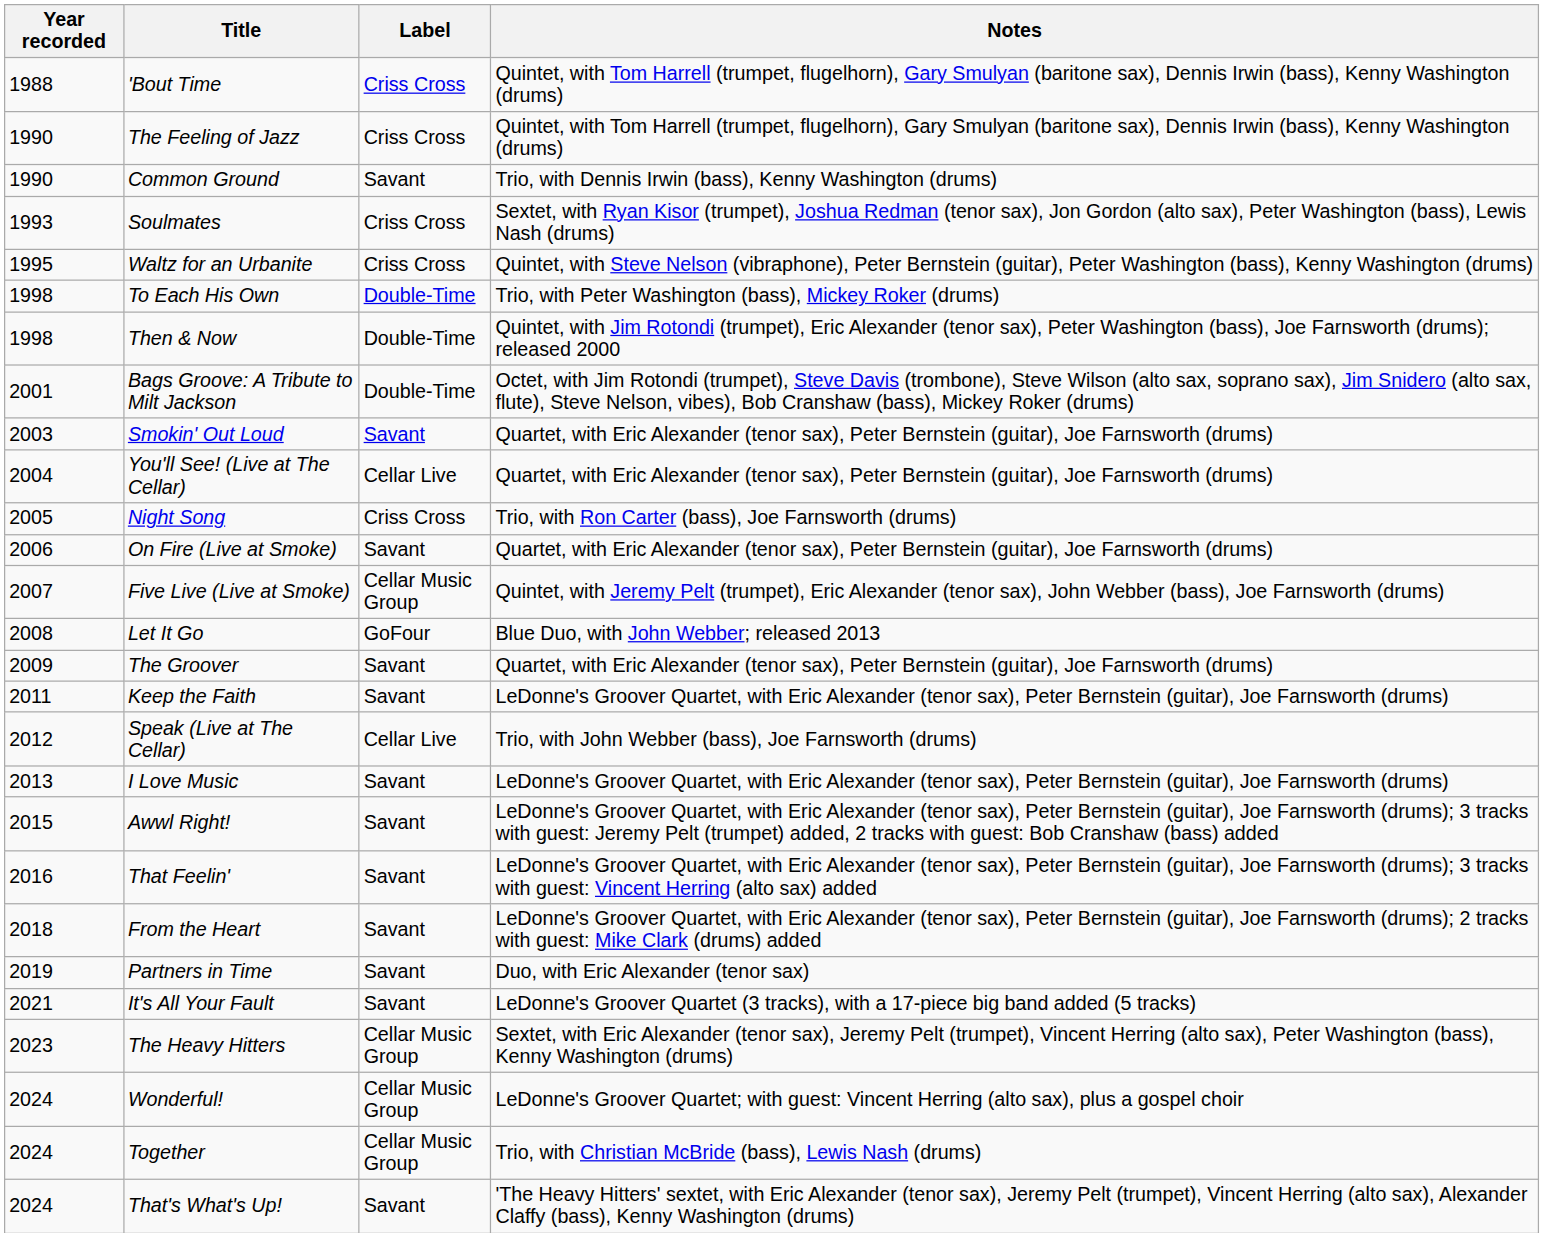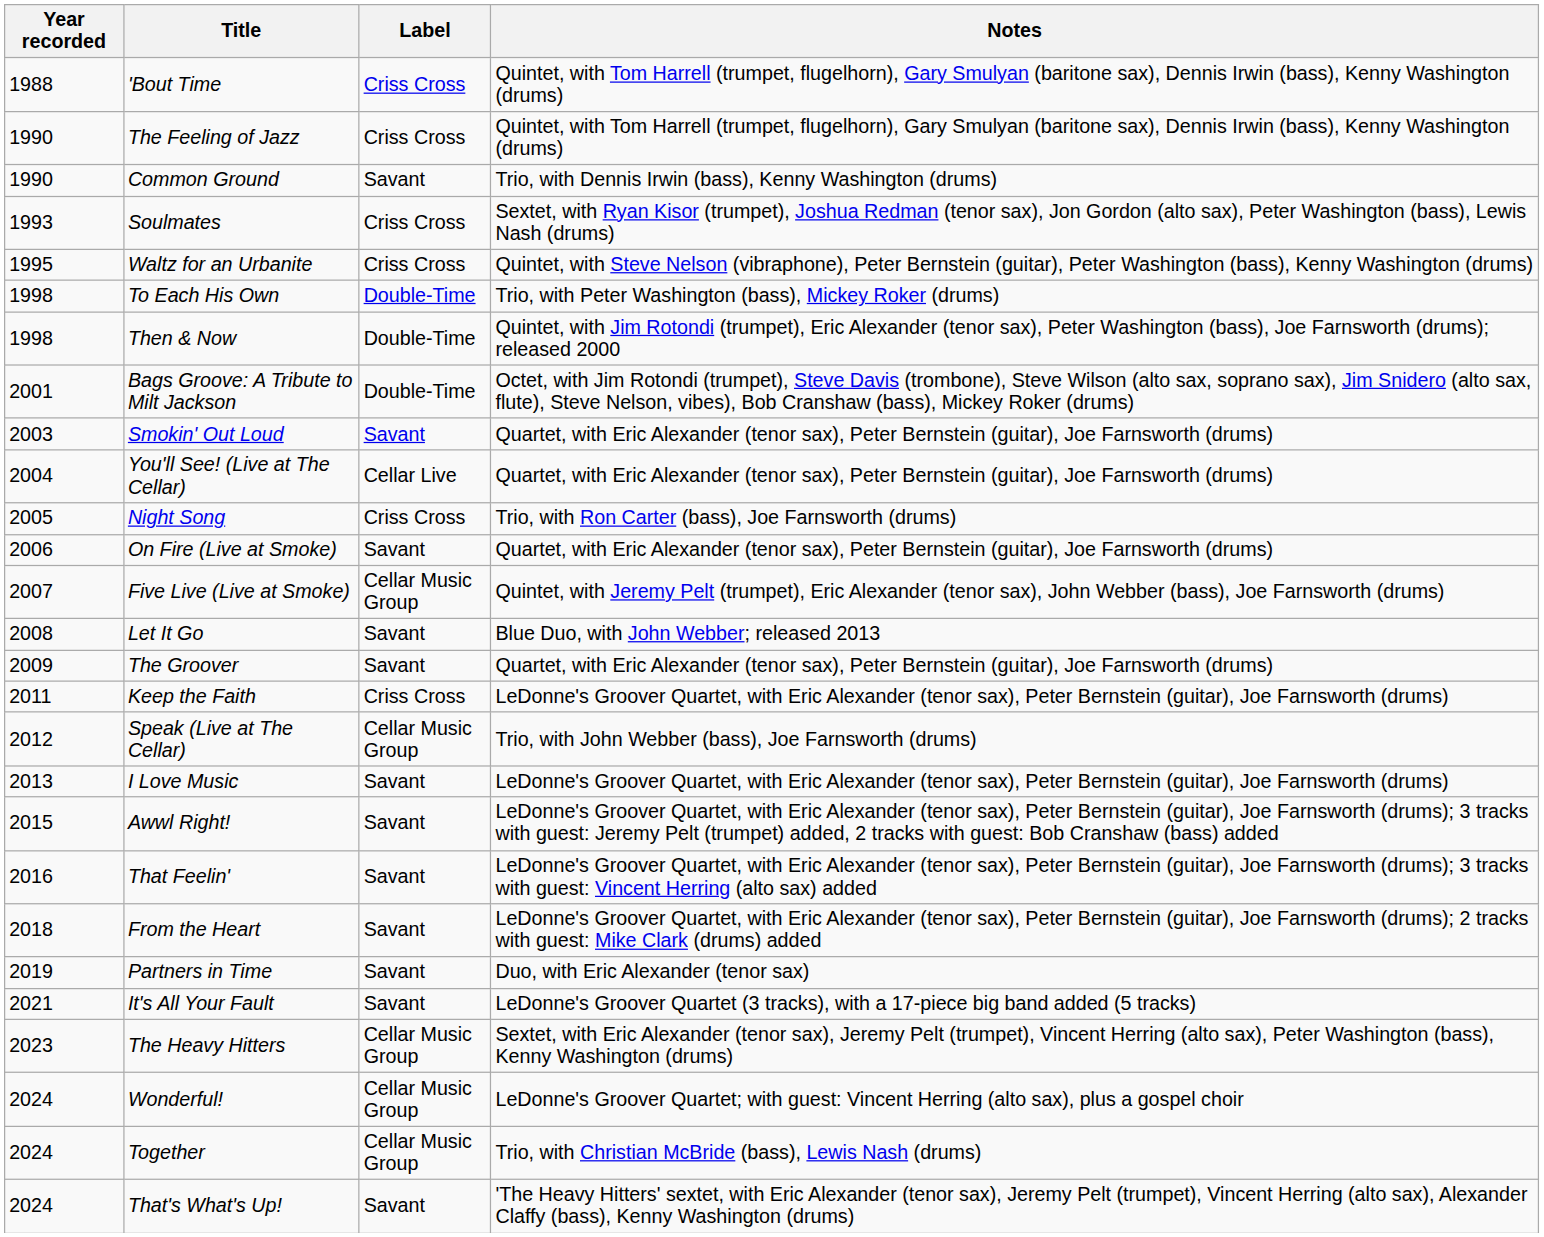(397, 634) GoFour -> (394, 634) Savant
(394, 696) Savant -> (414, 696) Criss Cross
(410, 738) Cellar Live -> (418, 738) Cellar Music Group
